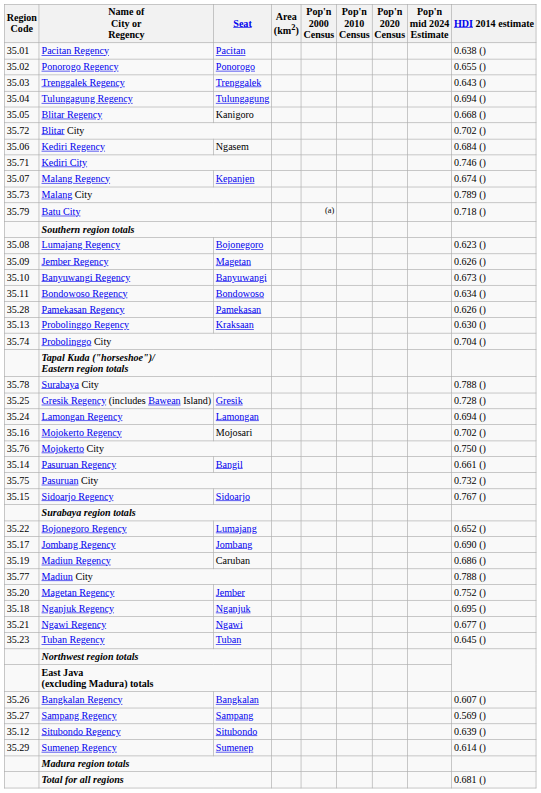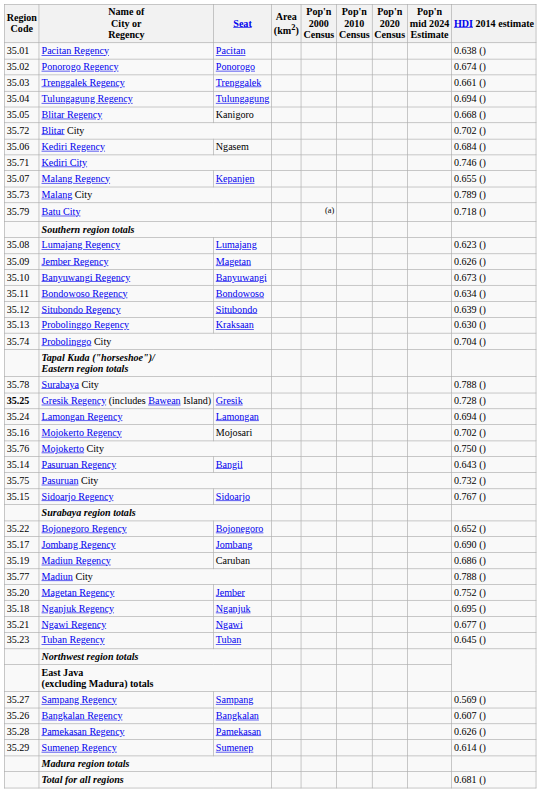(470, 67) 0.655 () -> (470, 67) 0.674 ()
(470, 83) 0.643 () -> (470, 83) 0.661 ()
(470, 179) 0.674 () -> (470, 179) 0.655 ()
(240, 245) Bojonegoro -> (236, 245) Lumajang
rows swapped: (81, 732) <-> (83, 309)
(18, 400) normal -> (18, 400) bold
(470, 464) 0.661 () -> (470, 464) 0.643 ()
(236, 528) Lumajang -> (240, 528) Bojonegoro
rows swapped: (82, 700) <-> (79, 716)
